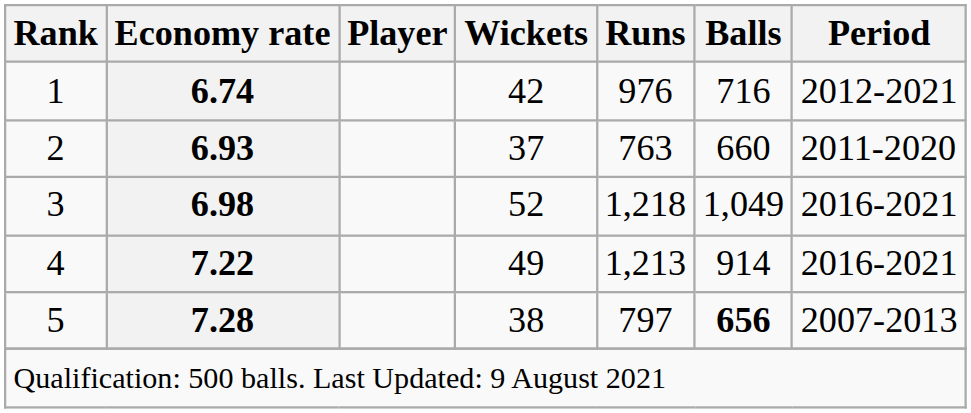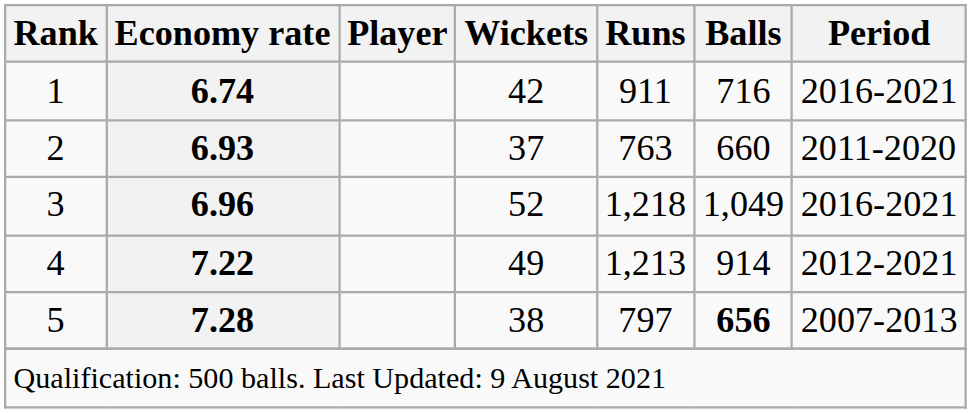(645, 90) 976 -> (645, 90) 911
(879, 90) 2012-2021 -> (879, 90) 2016-2021
(223, 205) 6.98 -> (223, 205) 6.96
(879, 262) 2016-2021 -> (879, 262) 2012-2021
